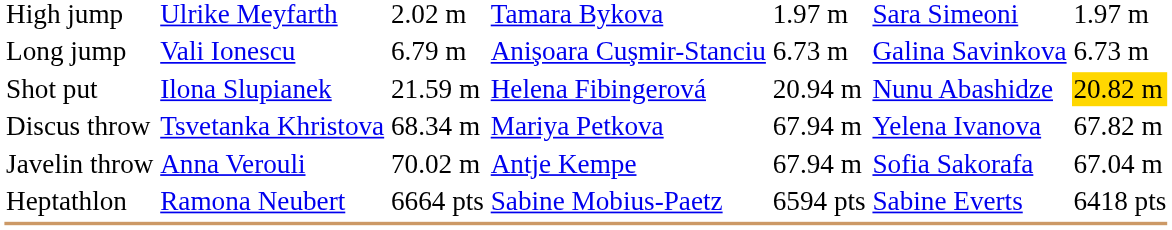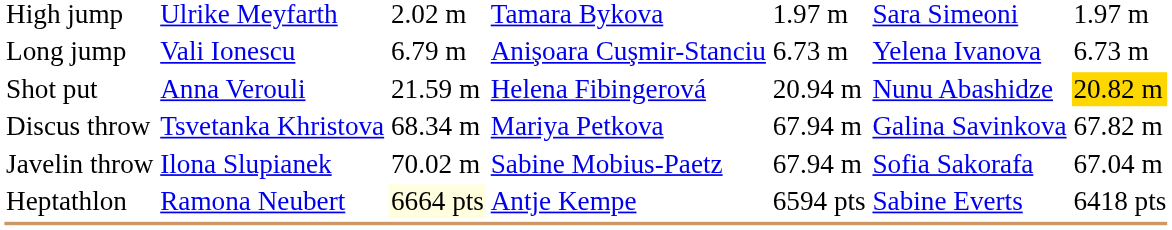(970, 51) Galina Savinkova -> (957, 51) Yelena Ivanova
(246, 88) Ilona Slupianek -> (233, 88) Anna Verouli
(957, 126) Yelena Ivanova -> (970, 126) Galina Savinkova
(233, 163) Anna Verouli -> (246, 163) Ilona Slupianek
(564, 163) Antje Kempe -> (607, 163) Sabine Mobius-Paetz
(437, 201) no background -> (437, 201) lightyellow background
(607, 201) Sabine Mobius-Paetz -> (564, 201) Antje Kempe
